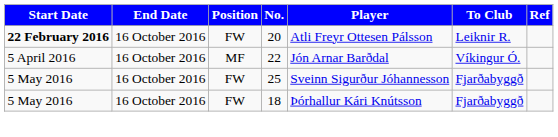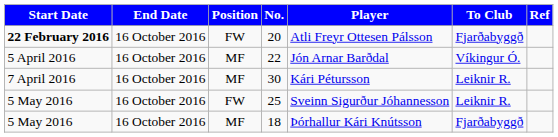(483, 36) Leiknir R. -> (489, 36) Fjarðabyggð
+ row: (274, 79)
(489, 79) Fjarðabyggð -> (483, 100) Leiknir R.
(235, 100) FW -> (235, 121) MF
